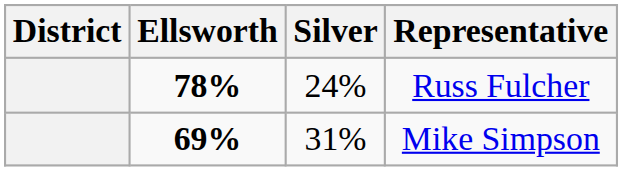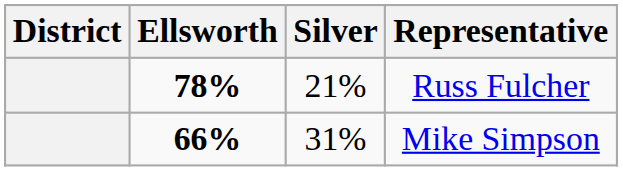(336, 84) 24% -> (336, 84) 21%
(207, 138) 69% -> (207, 138) 66%
